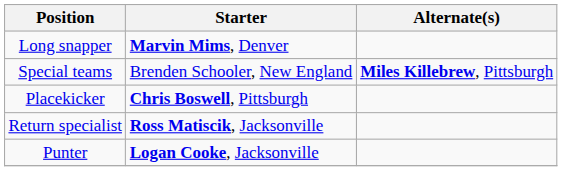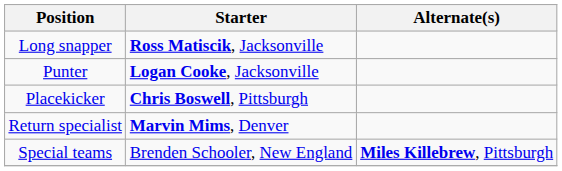(209, 44) Marvin Mims, Denver -> (227, 44) Ross Matiscik, Jacksonville
rows swapped: (65, 152) <-> (65, 71)
(227, 125) Ross Matiscik, Jacksonville -> (209, 125) Marvin Mims, Denver
